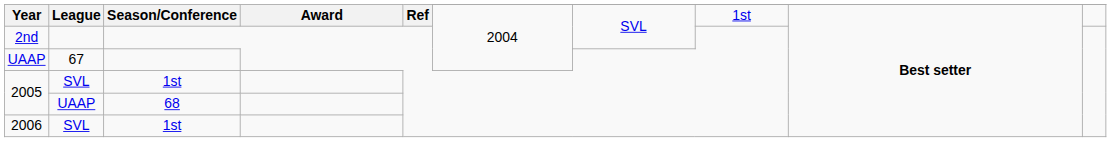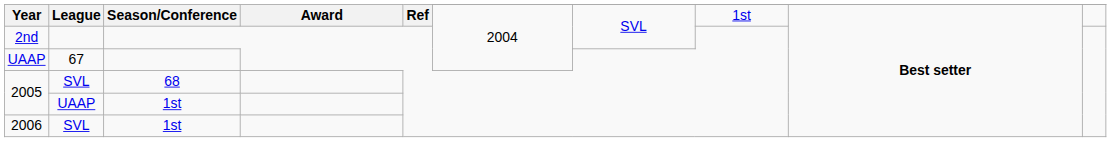(172, 81) 1st -> (172, 81) 68
(172, 103) 68 -> (172, 103) 1st
